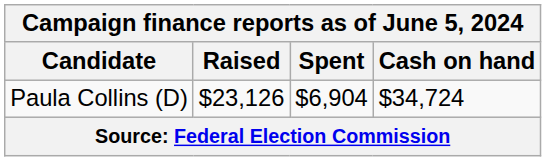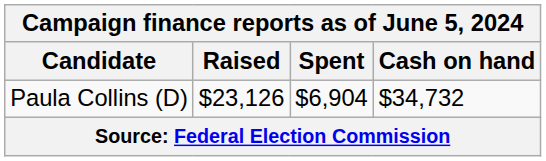(421, 98) $34,724 -> (421, 98) $34,732
